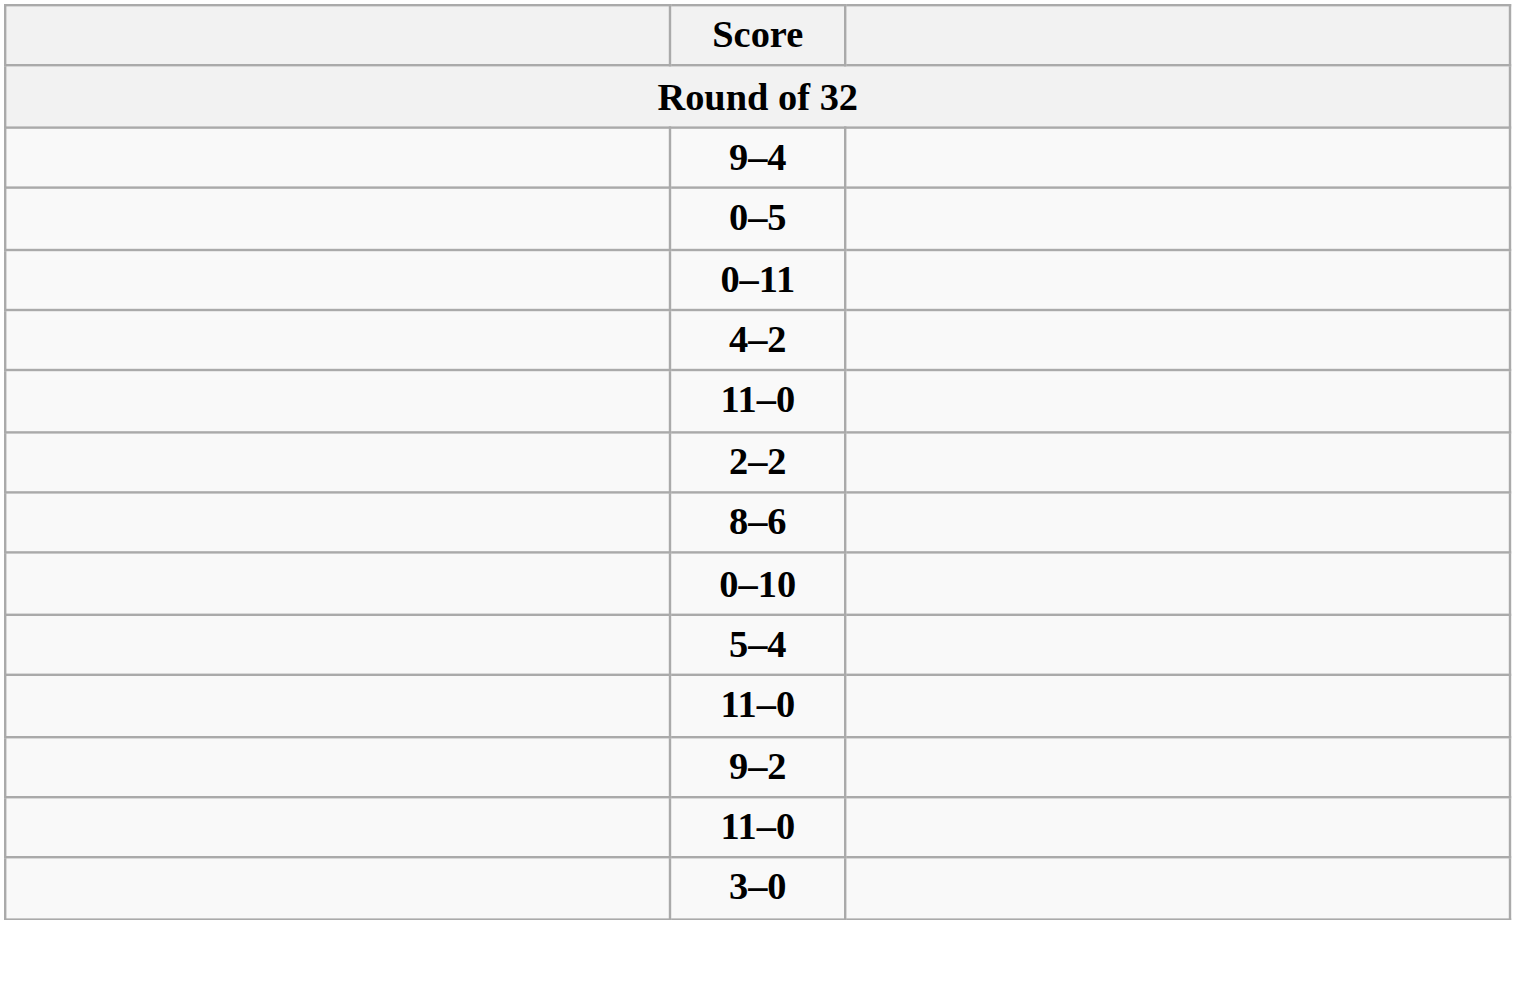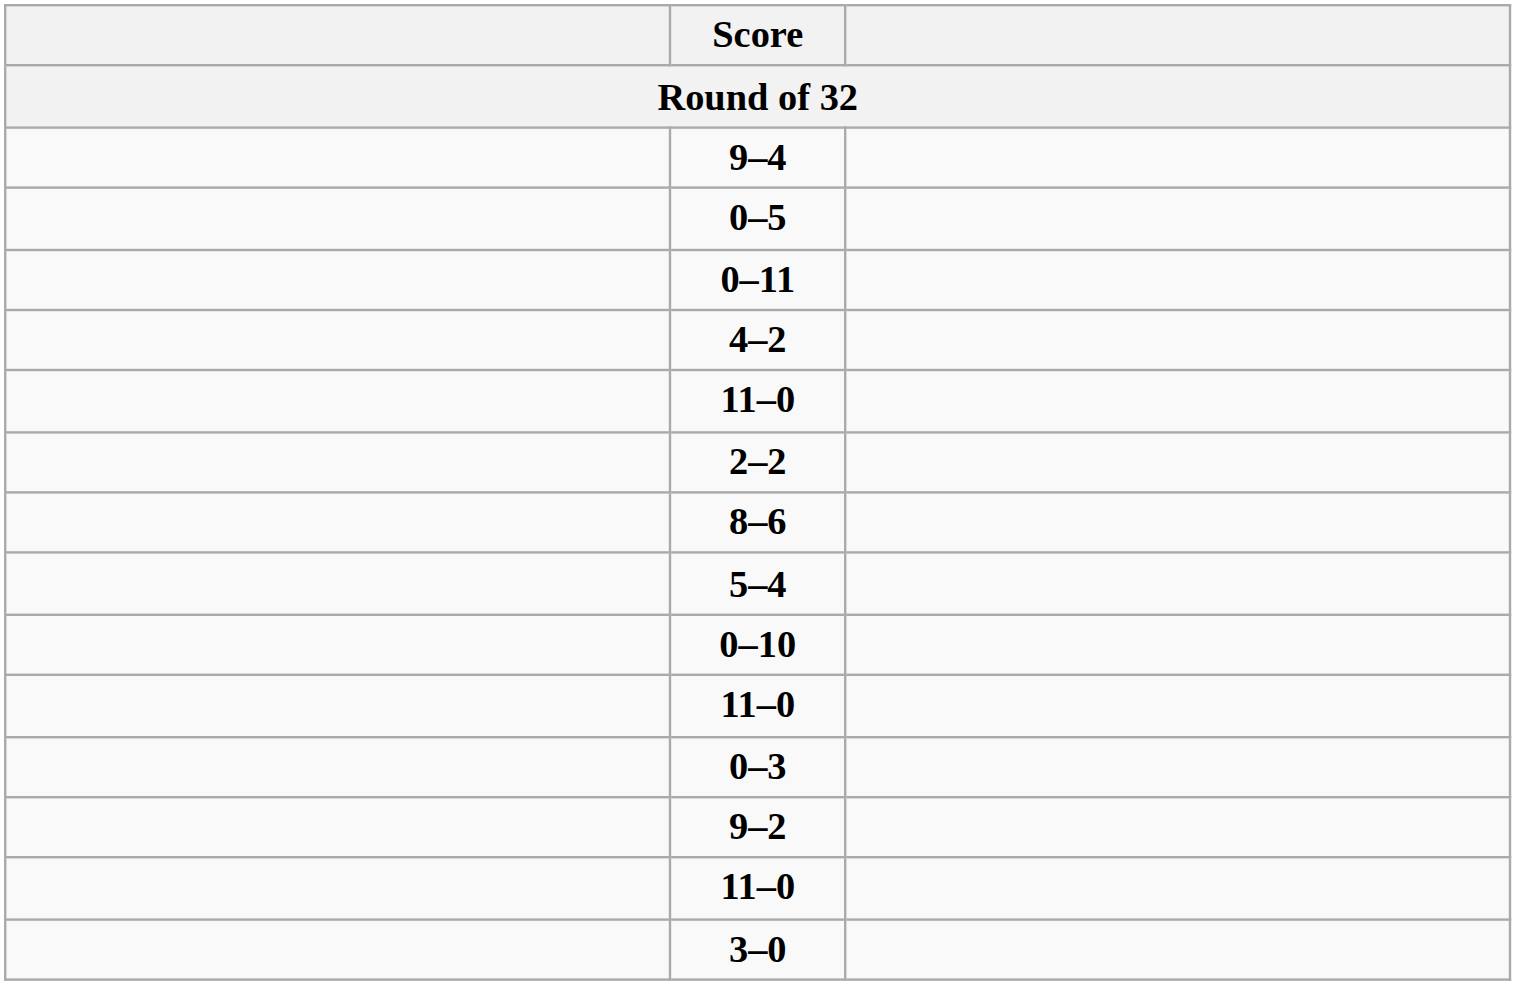rows swapped: (338, 645) <-> (338, 584)
+ row: (338, 766)
